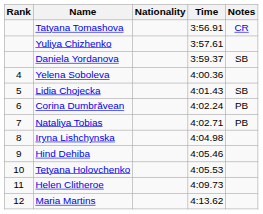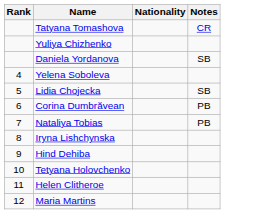- column: (207, 12)
